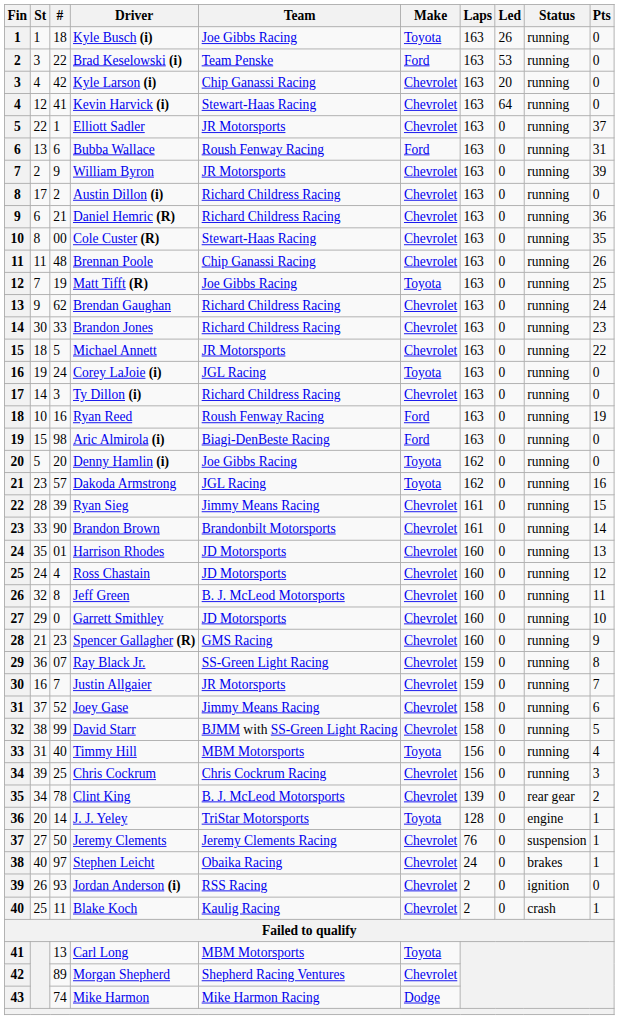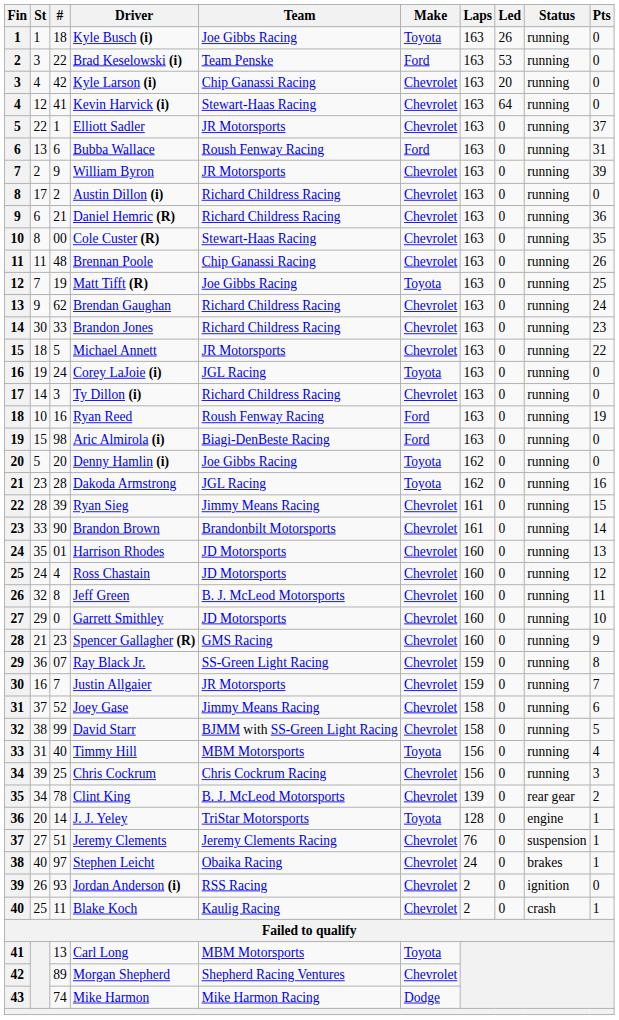(60, 484) 57 -> (60, 484) 28
(60, 841) 50 -> (60, 841) 51
